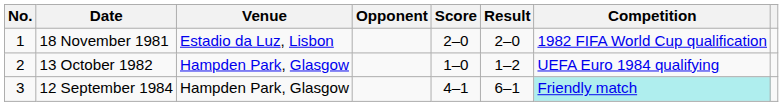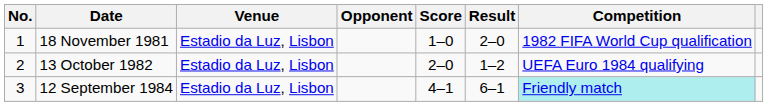(456, 40) 2–0 -> (441, 40) 1–0
(264, 64) Hampden Park, Glasgow -> (257, 64) Estadio da Luz, Lisbon
(456, 64) 1–0 -> (441, 64) 2–0
(264, 88) Hampden Park, Glasgow -> (257, 88) Estadio da Luz, Lisbon
